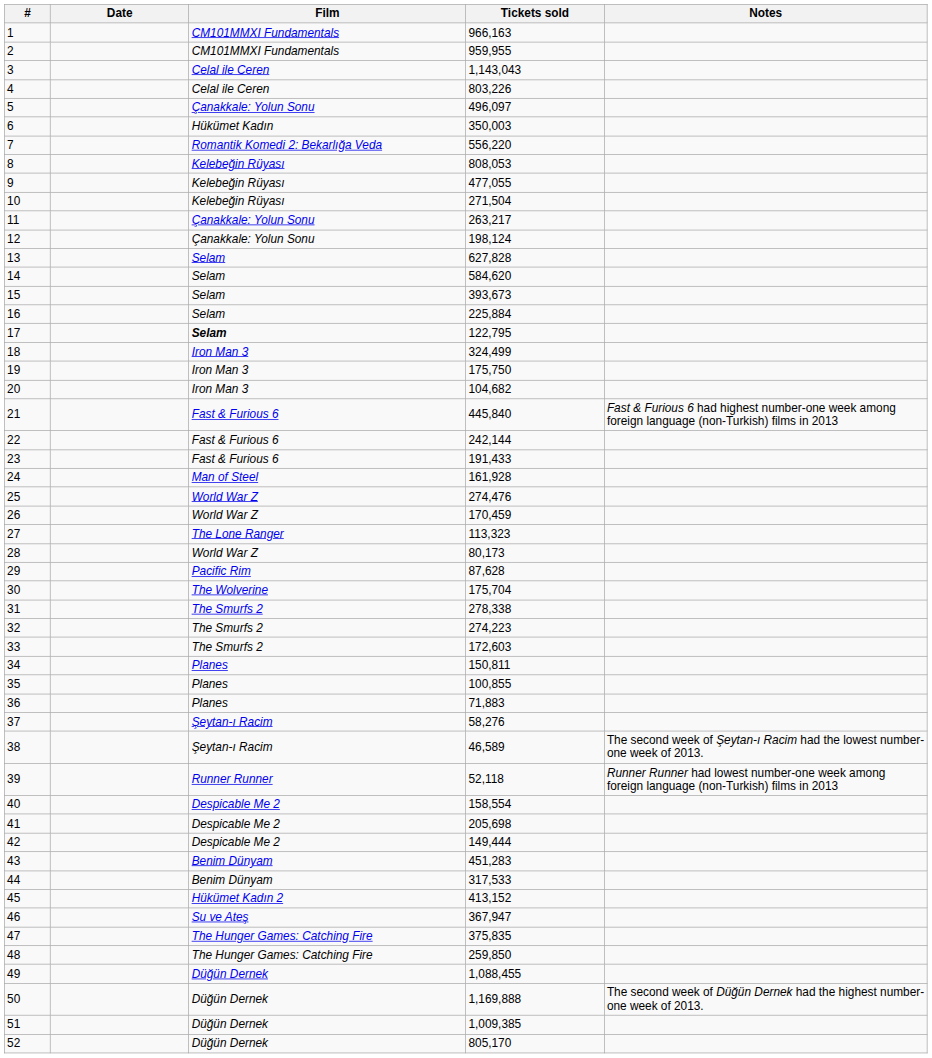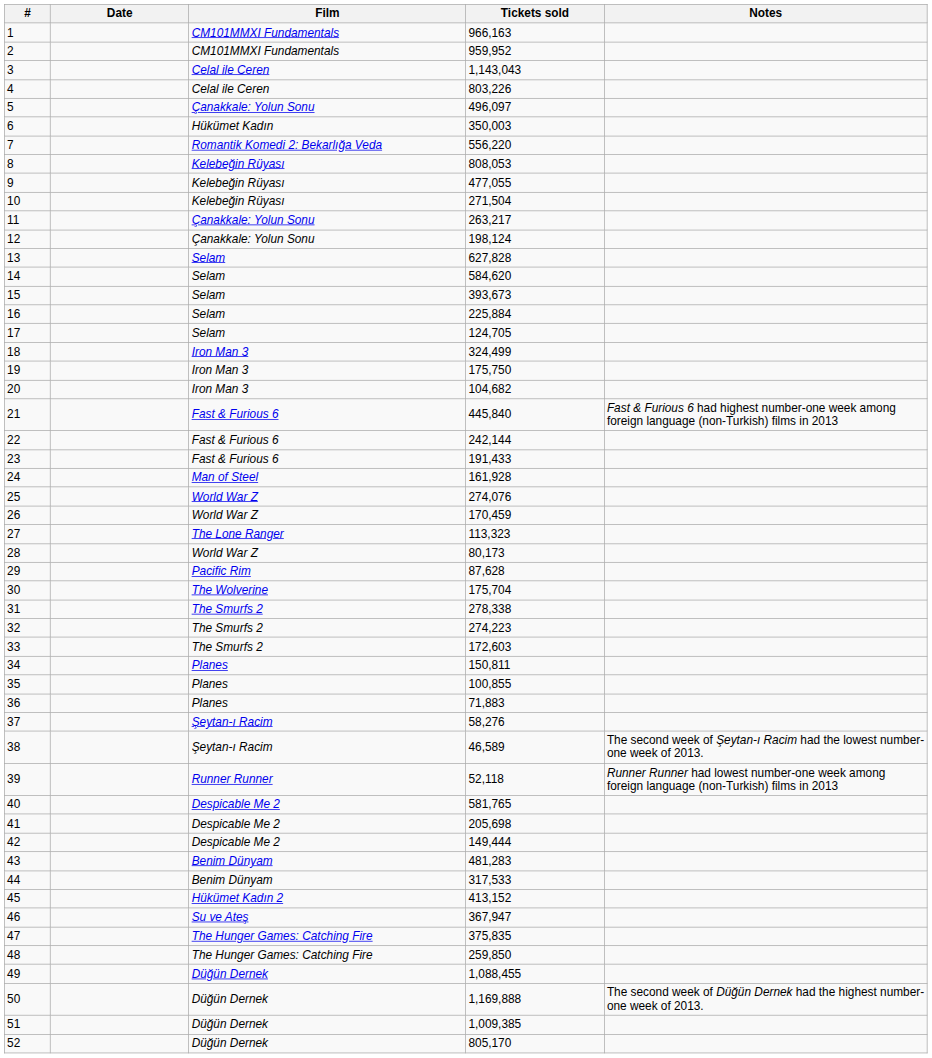(490, 51) 959,955 -> (490, 51) 959,952
(209, 333) bold -> (208, 333) normal
(490, 333) 122,795 -> (490, 333) 124,705
(490, 496) 274,476 -> (490, 496) 274,076
(490, 804) 158,554 -> (490, 804) 581,765
(490, 861) 451,283 -> (490, 861) 481,283
